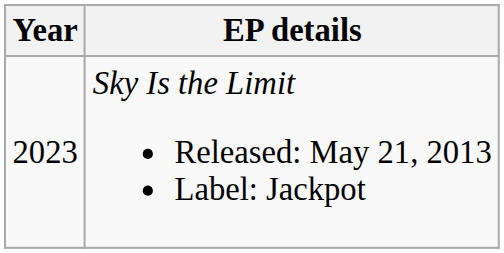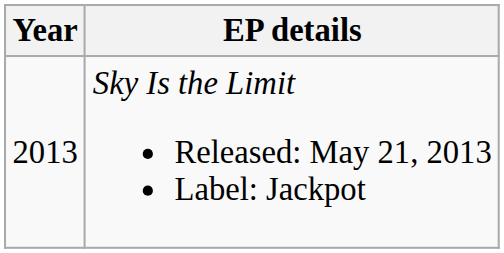(45, 151) 2023 -> (45, 151) 2013
